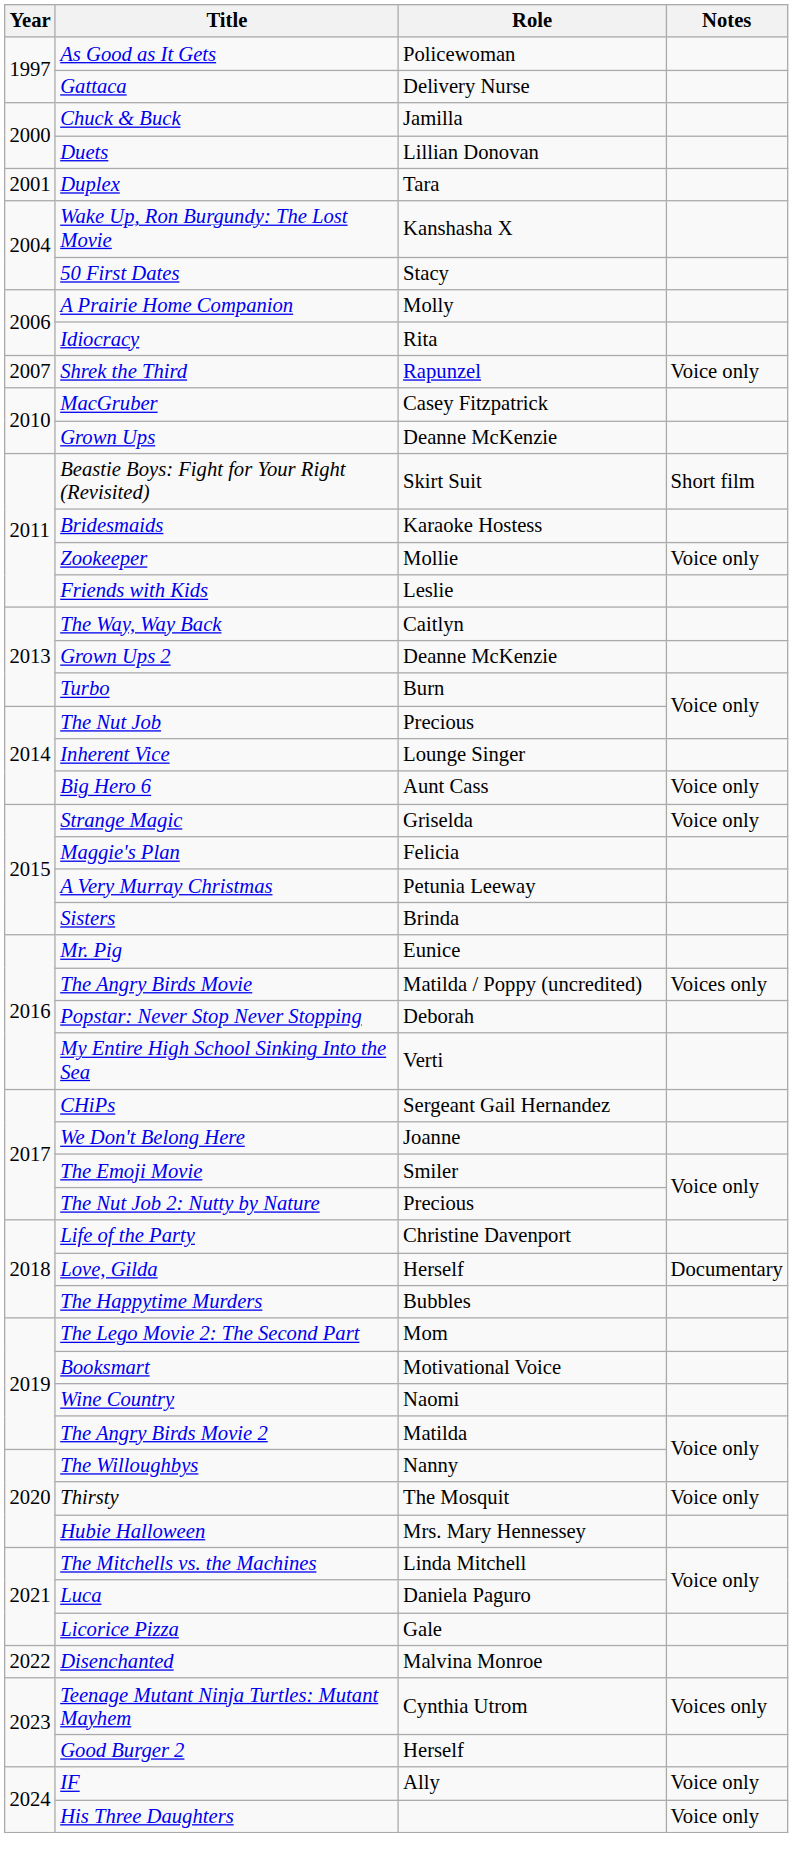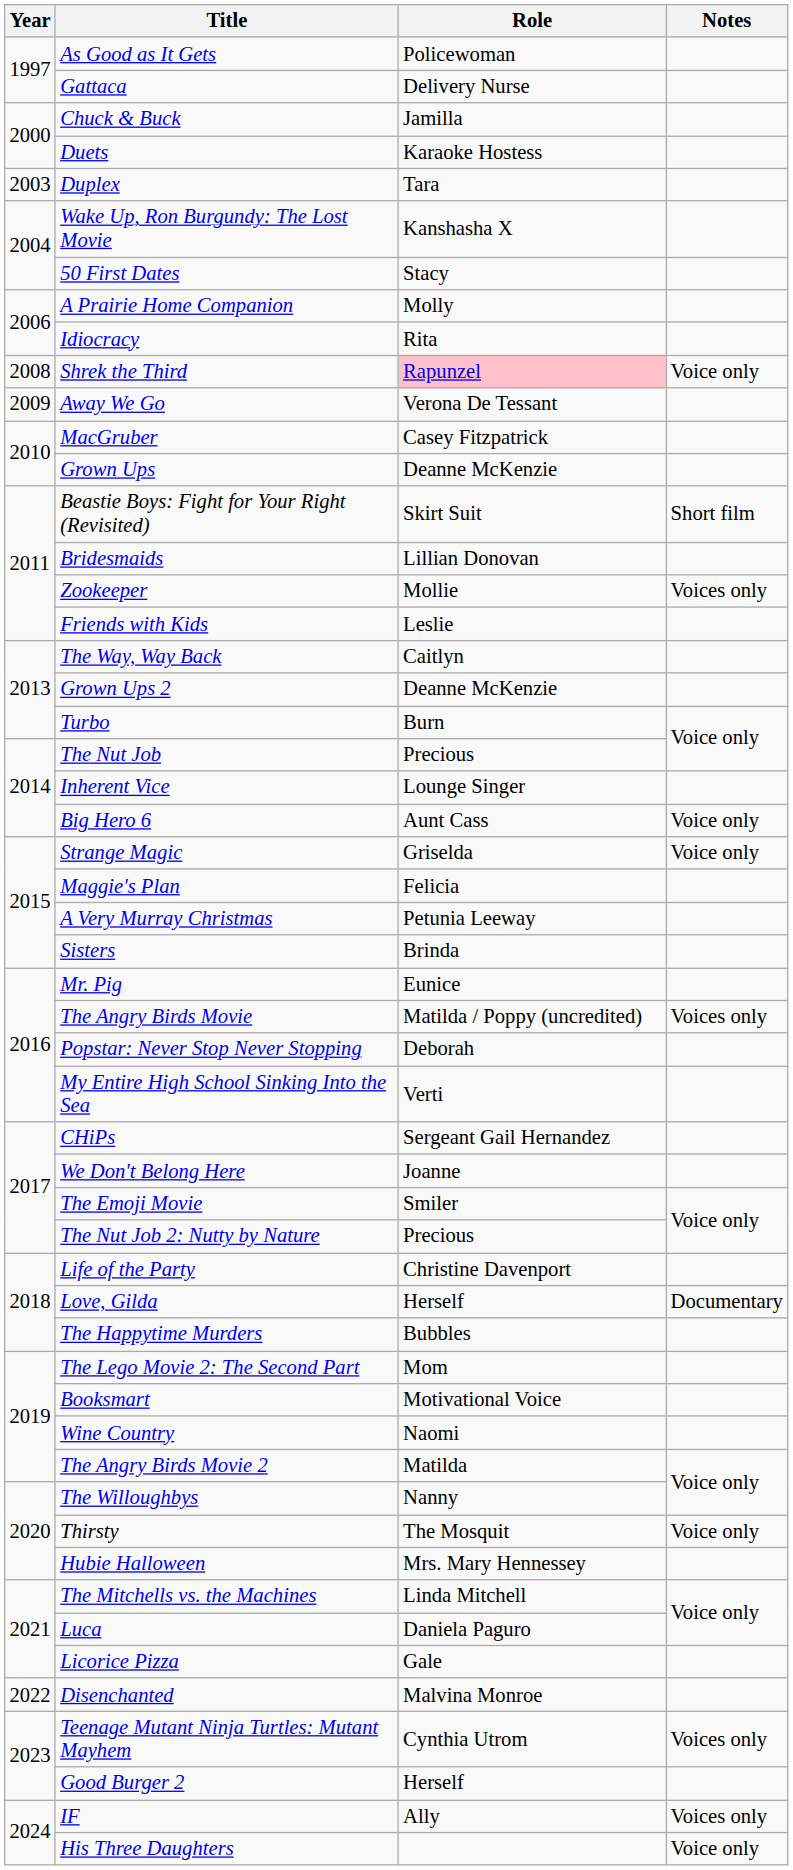(471, 151) Lillian Donovan -> (473, 151) Karaoke Hostess
(30, 184) 2001 -> (30, 184) 2003
(30, 371) 2007 -> (30, 371) 2008
(442, 371) no background -> (442, 371) pink background
+ row: (113, 404)
(473, 525) Karaoke Hostess -> (471, 558) Lillian Donovan
(715, 558) Voice only -> (719, 591) Voices only
(715, 1783) Voice only -> (719, 1815) Voices only
